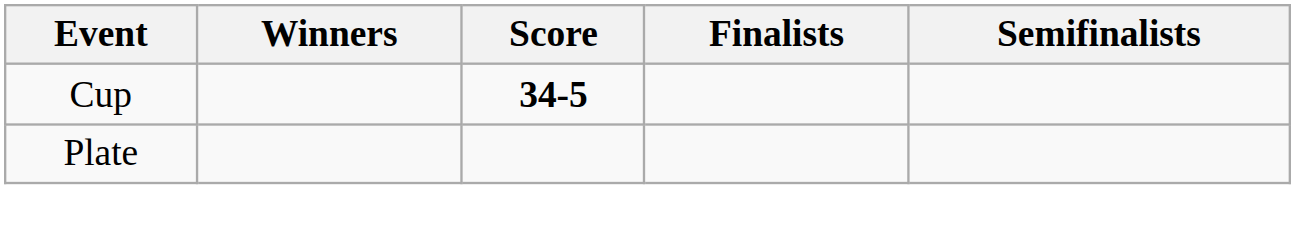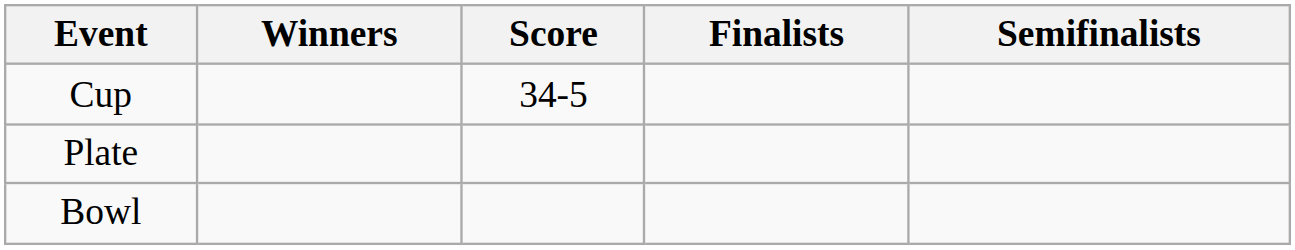(553, 93) bold -> (553, 93) normal
+ row: (101, 212)
